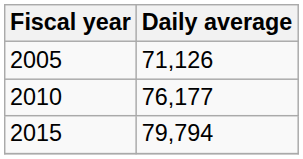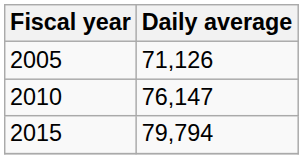(177, 97) 76,177 -> (177, 97) 76,147
